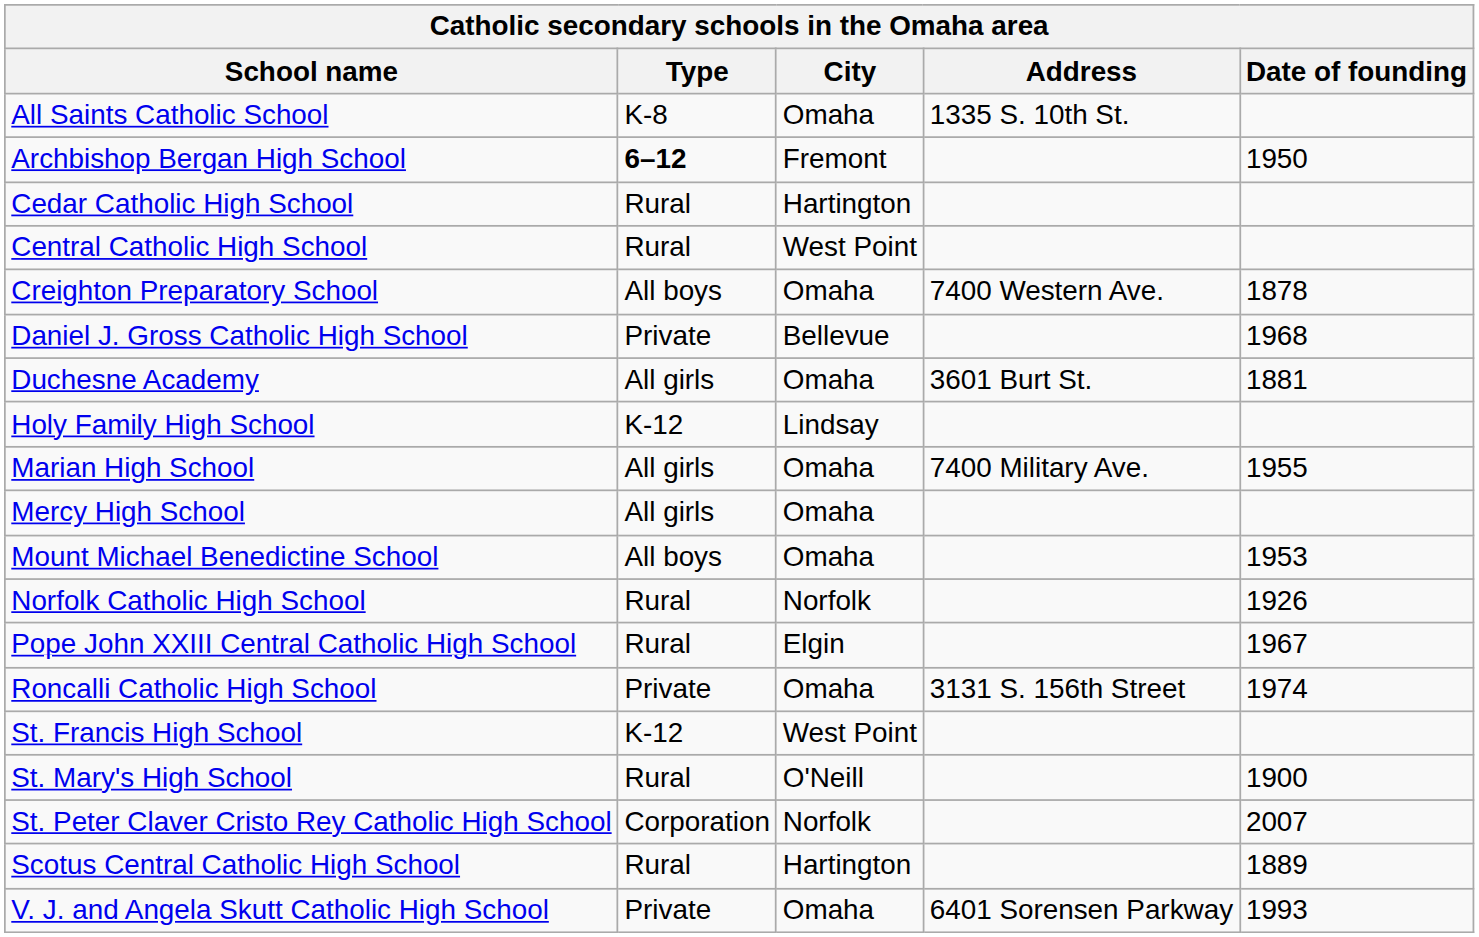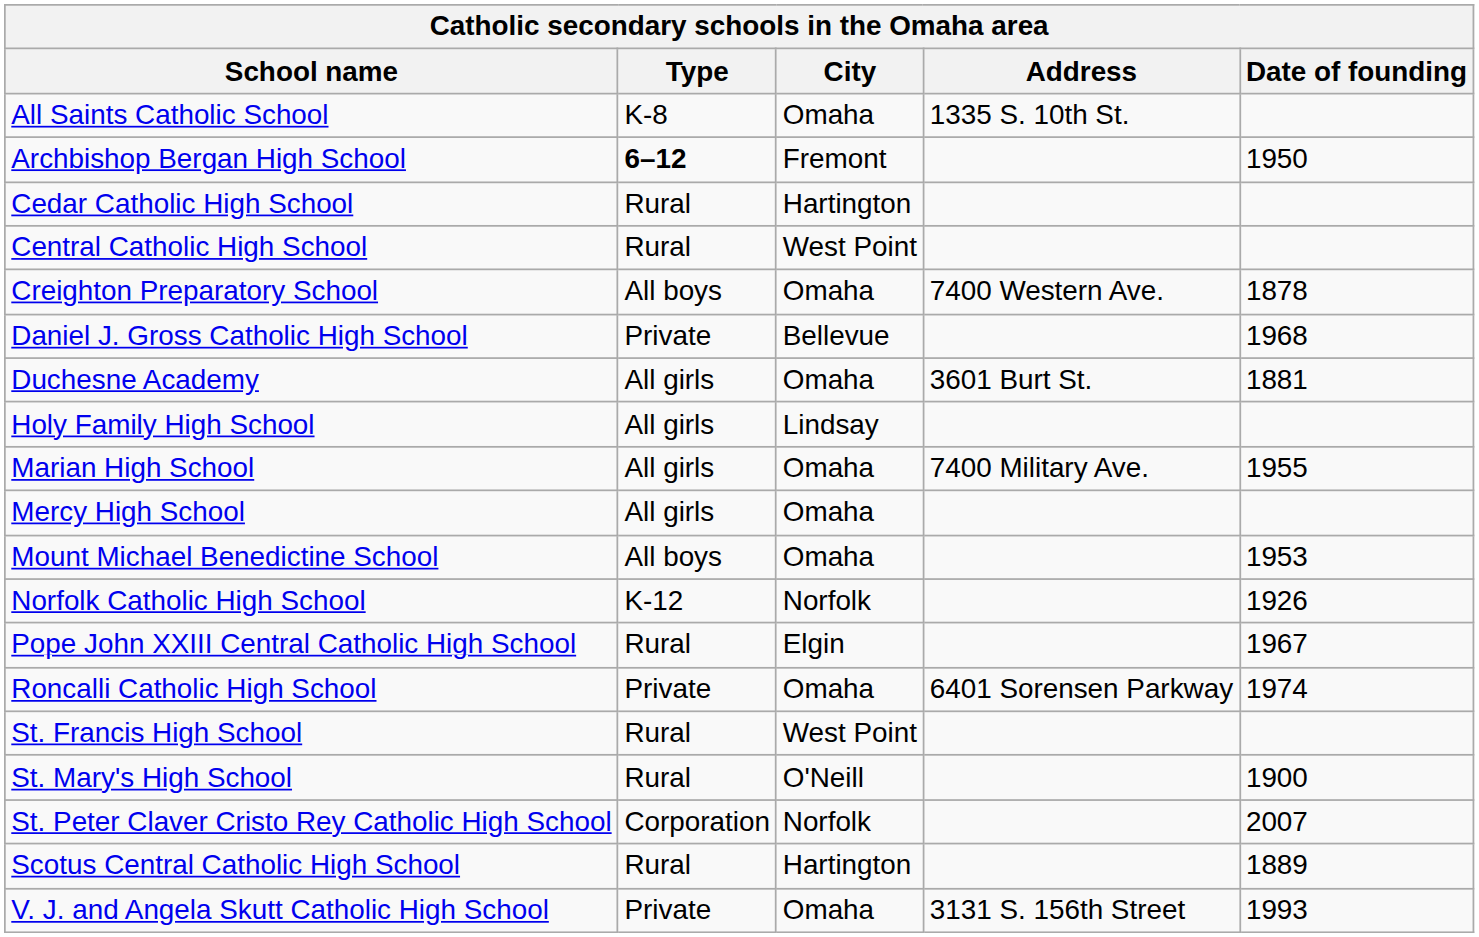(654, 423) K-12 -> (669, 423) All girls
(658, 600) Rural -> (654, 600) K-12
(1057, 688) 3131 S. 156th Street -> (1081, 688) 6401 Sorensen Parkway
(654, 733) K-12 -> (658, 733) Rural
(1081, 909) 6401 Sorensen Parkway -> (1057, 909) 3131 S. 156th Street
